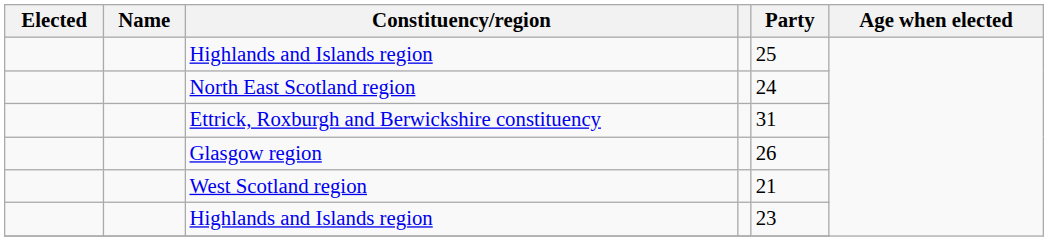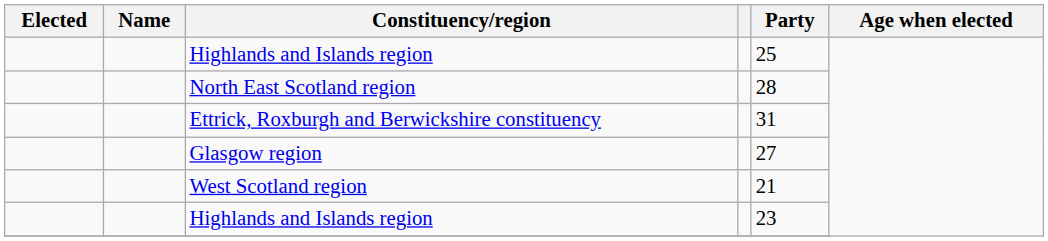(766, 86) 24 -> (766, 86) 28
(766, 152) 26 -> (766, 152) 27
